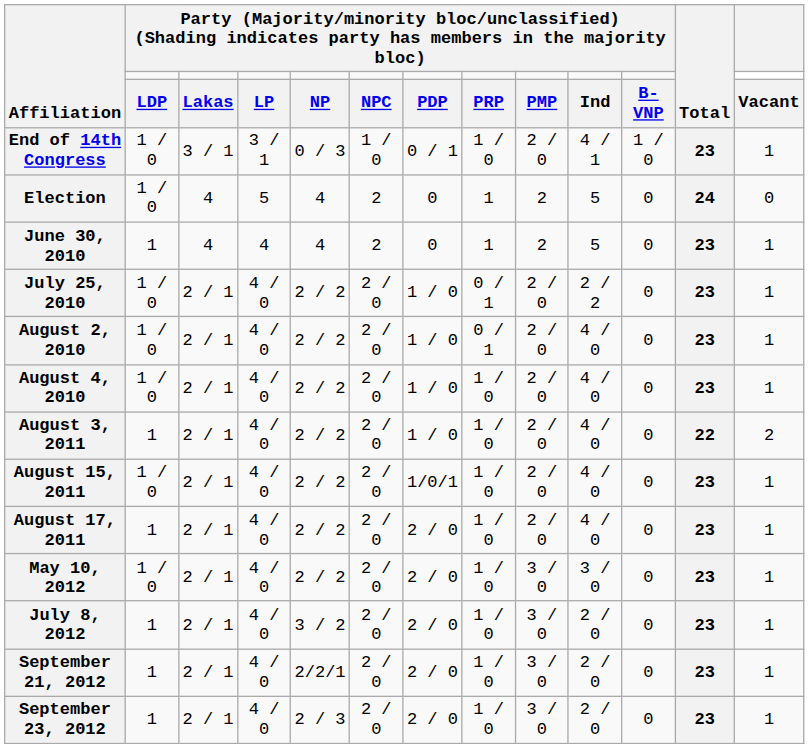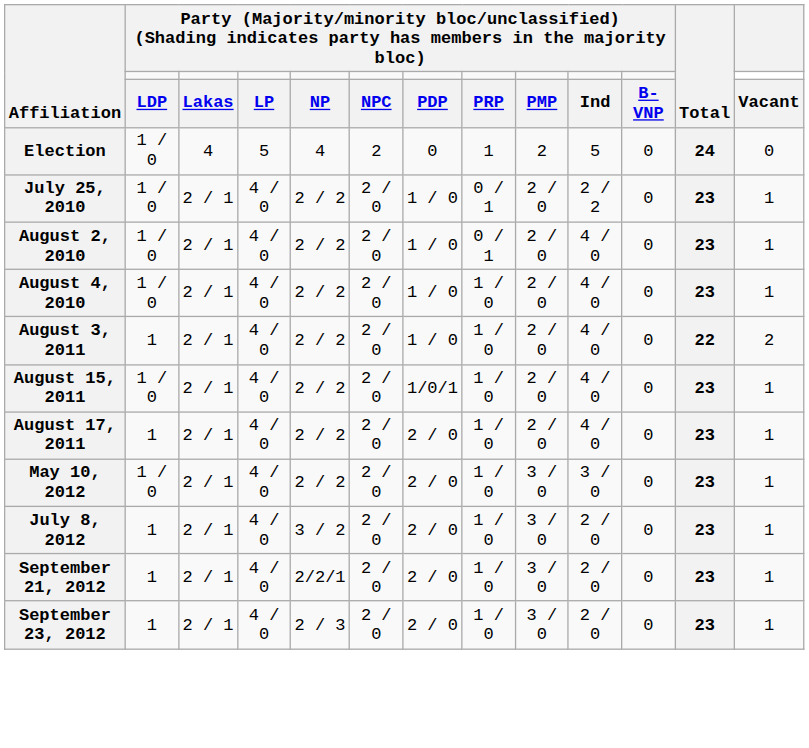- row: (65, 151)
- row: (65, 246)
